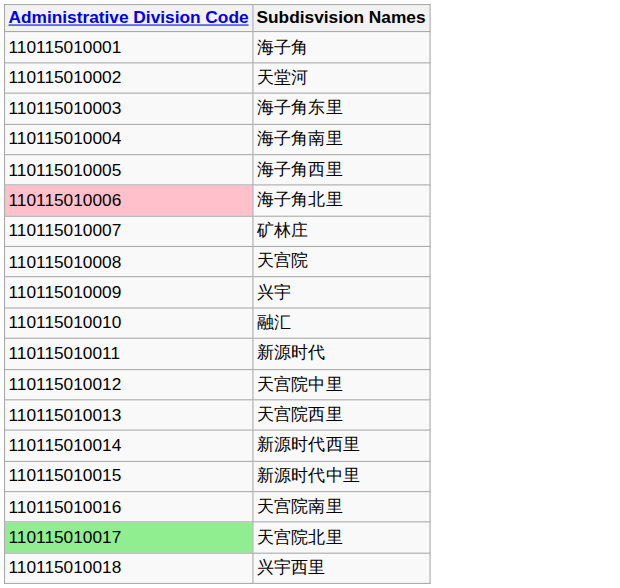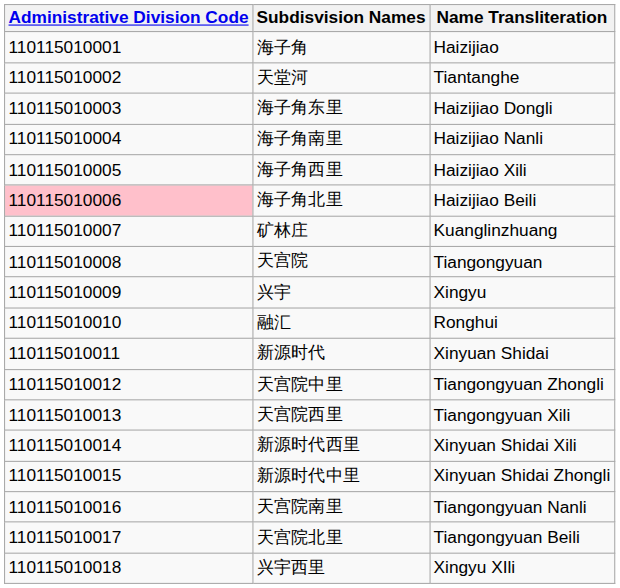+ column: (522, 18)
(65, 537) lightgreen background -> (65, 537) no background
